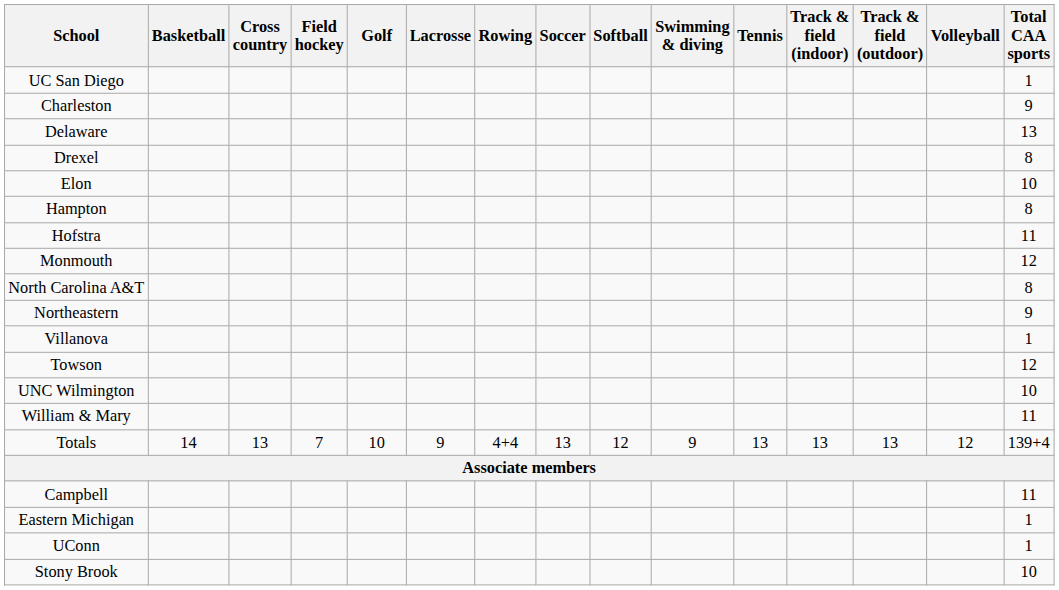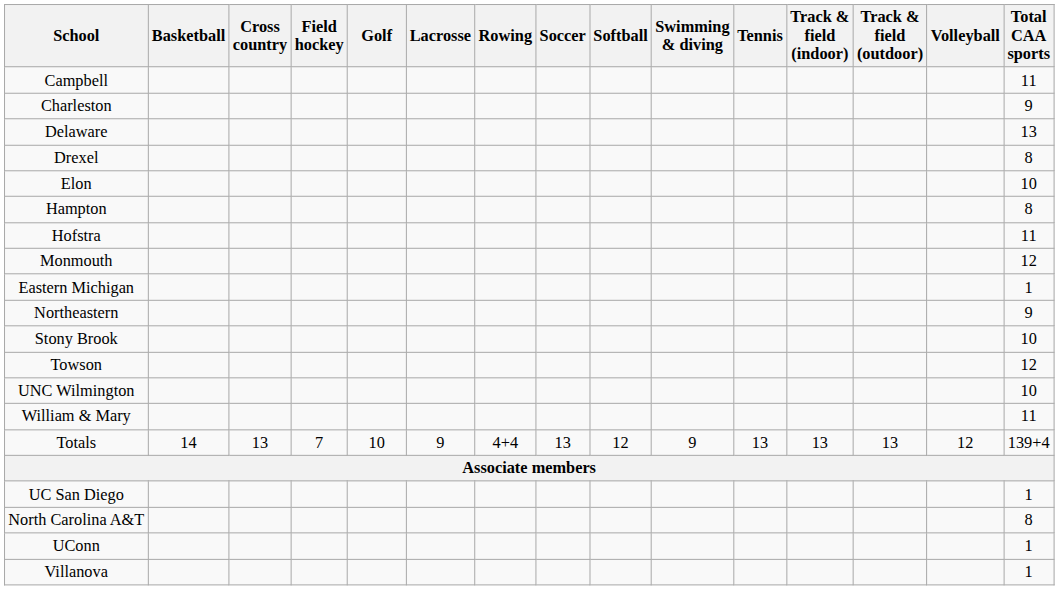rows swapped: (76, 494) <-> (76, 80)
rows swapped: (76, 287) <-> (76, 520)
rows swapped: (76, 571) <-> (76, 338)
